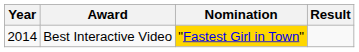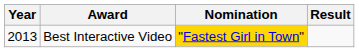(22, 36) 2014 -> (22, 36) 2013
